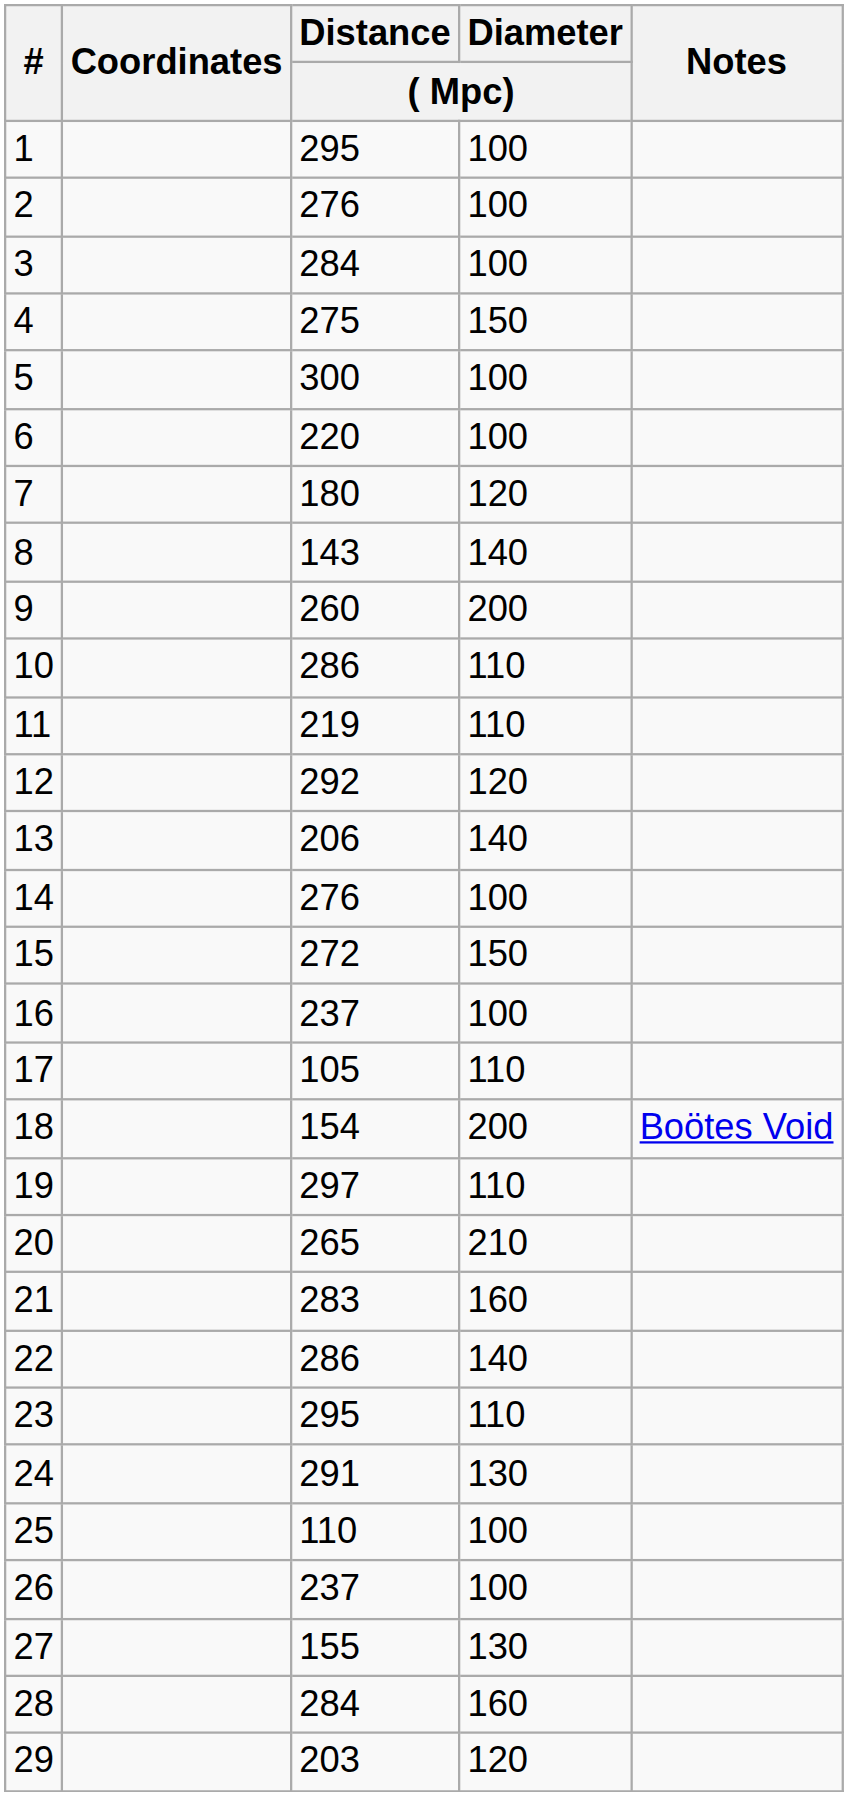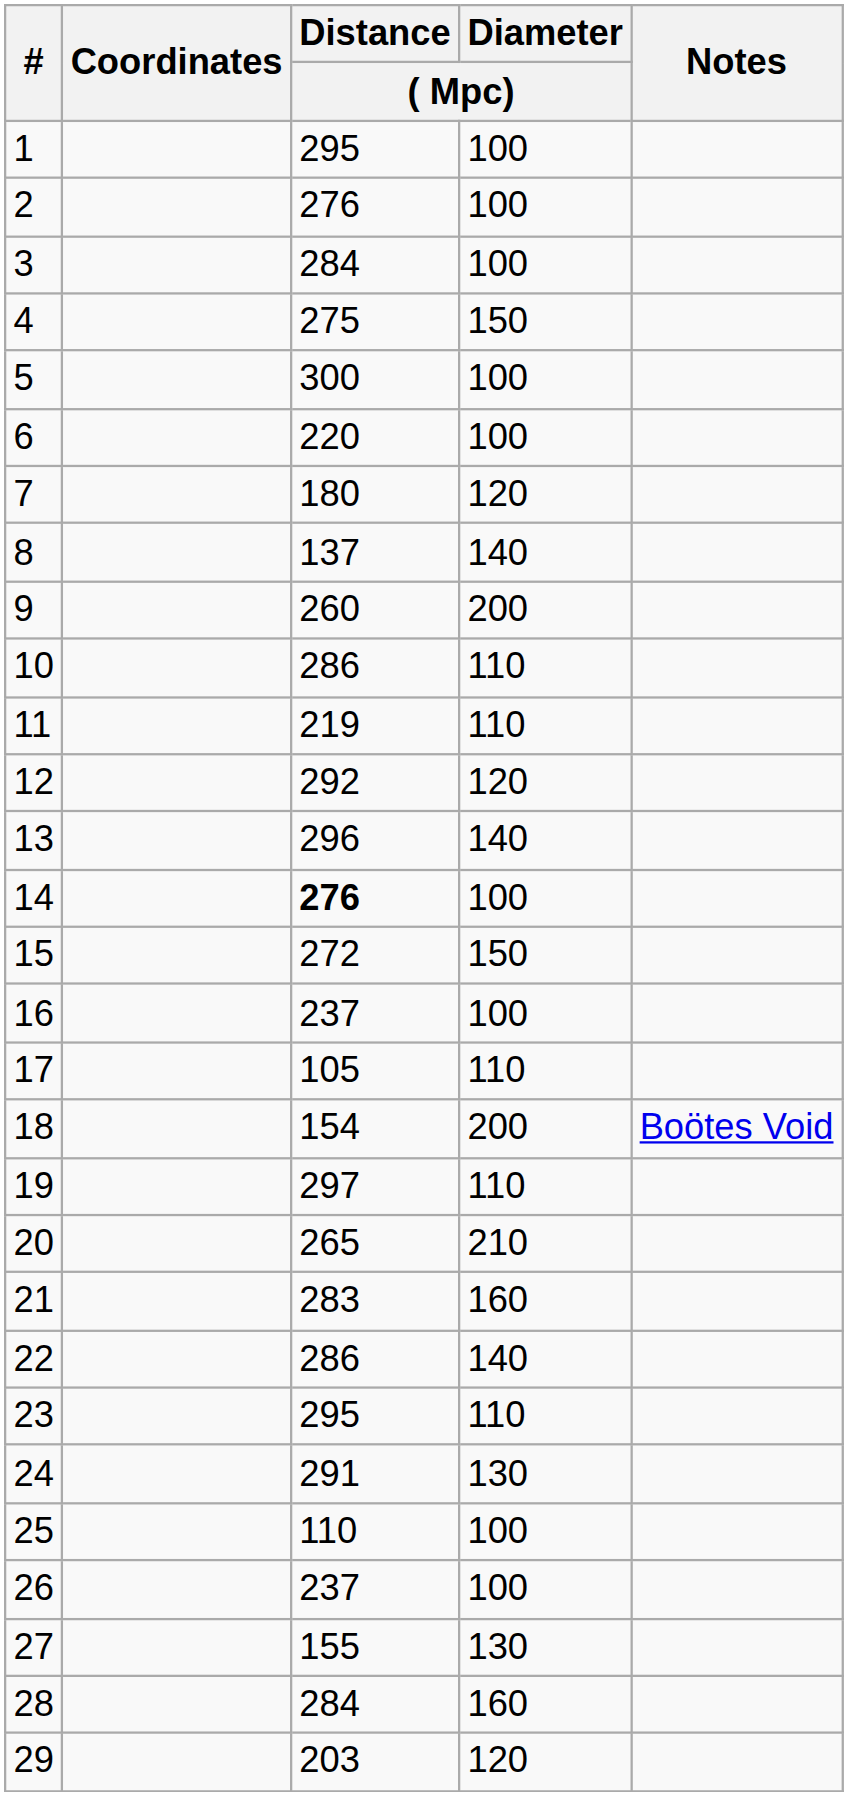(330, 551) 143 -> (330, 551) 137
(330, 839) 206 -> (330, 839) 296
(330, 897) normal -> (330, 897) bold
